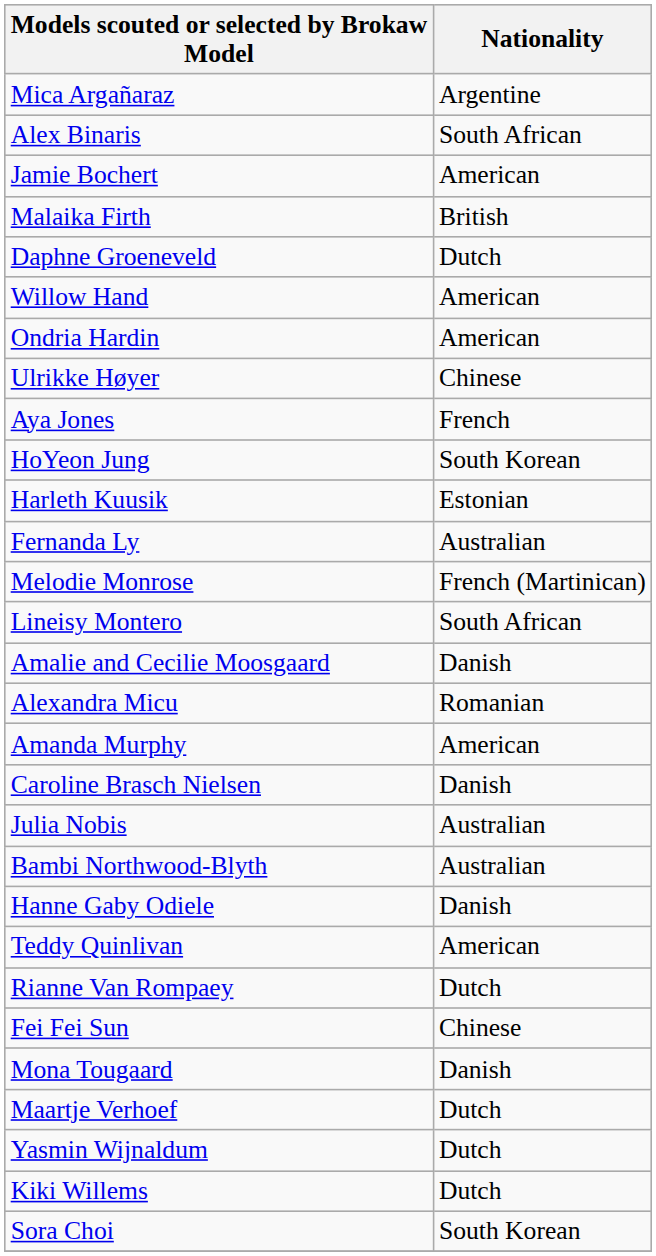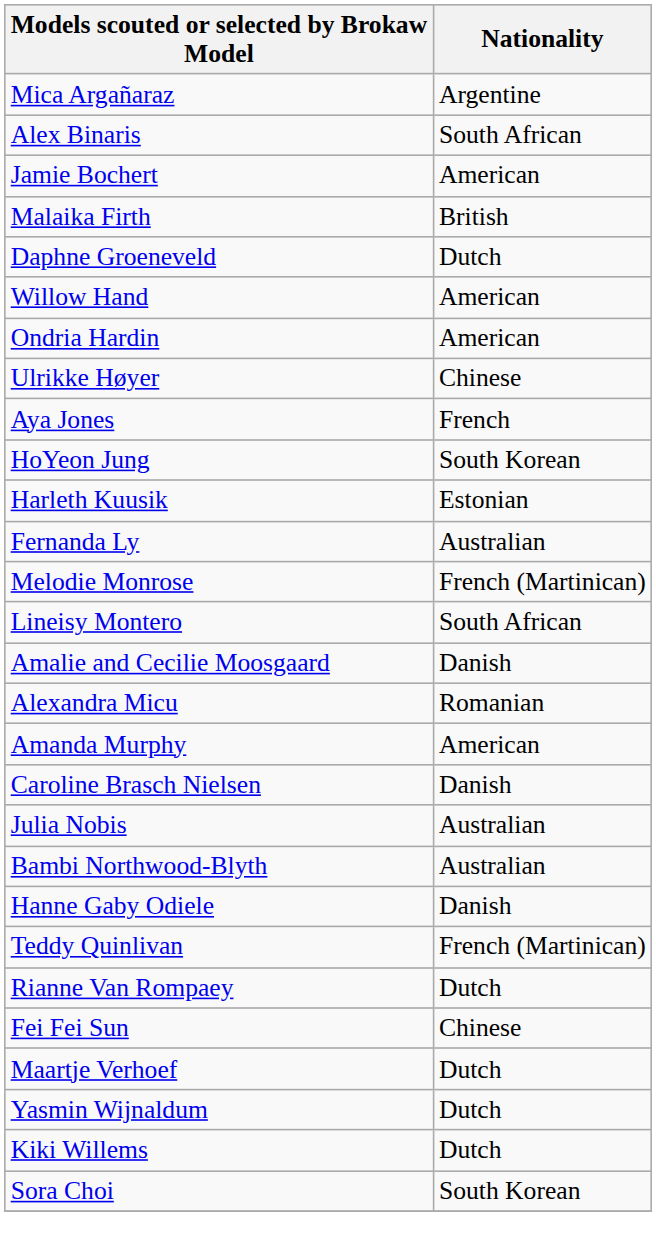(489, 946) American -> (542, 946) French (Martinican)
- row: (92, 1068)
